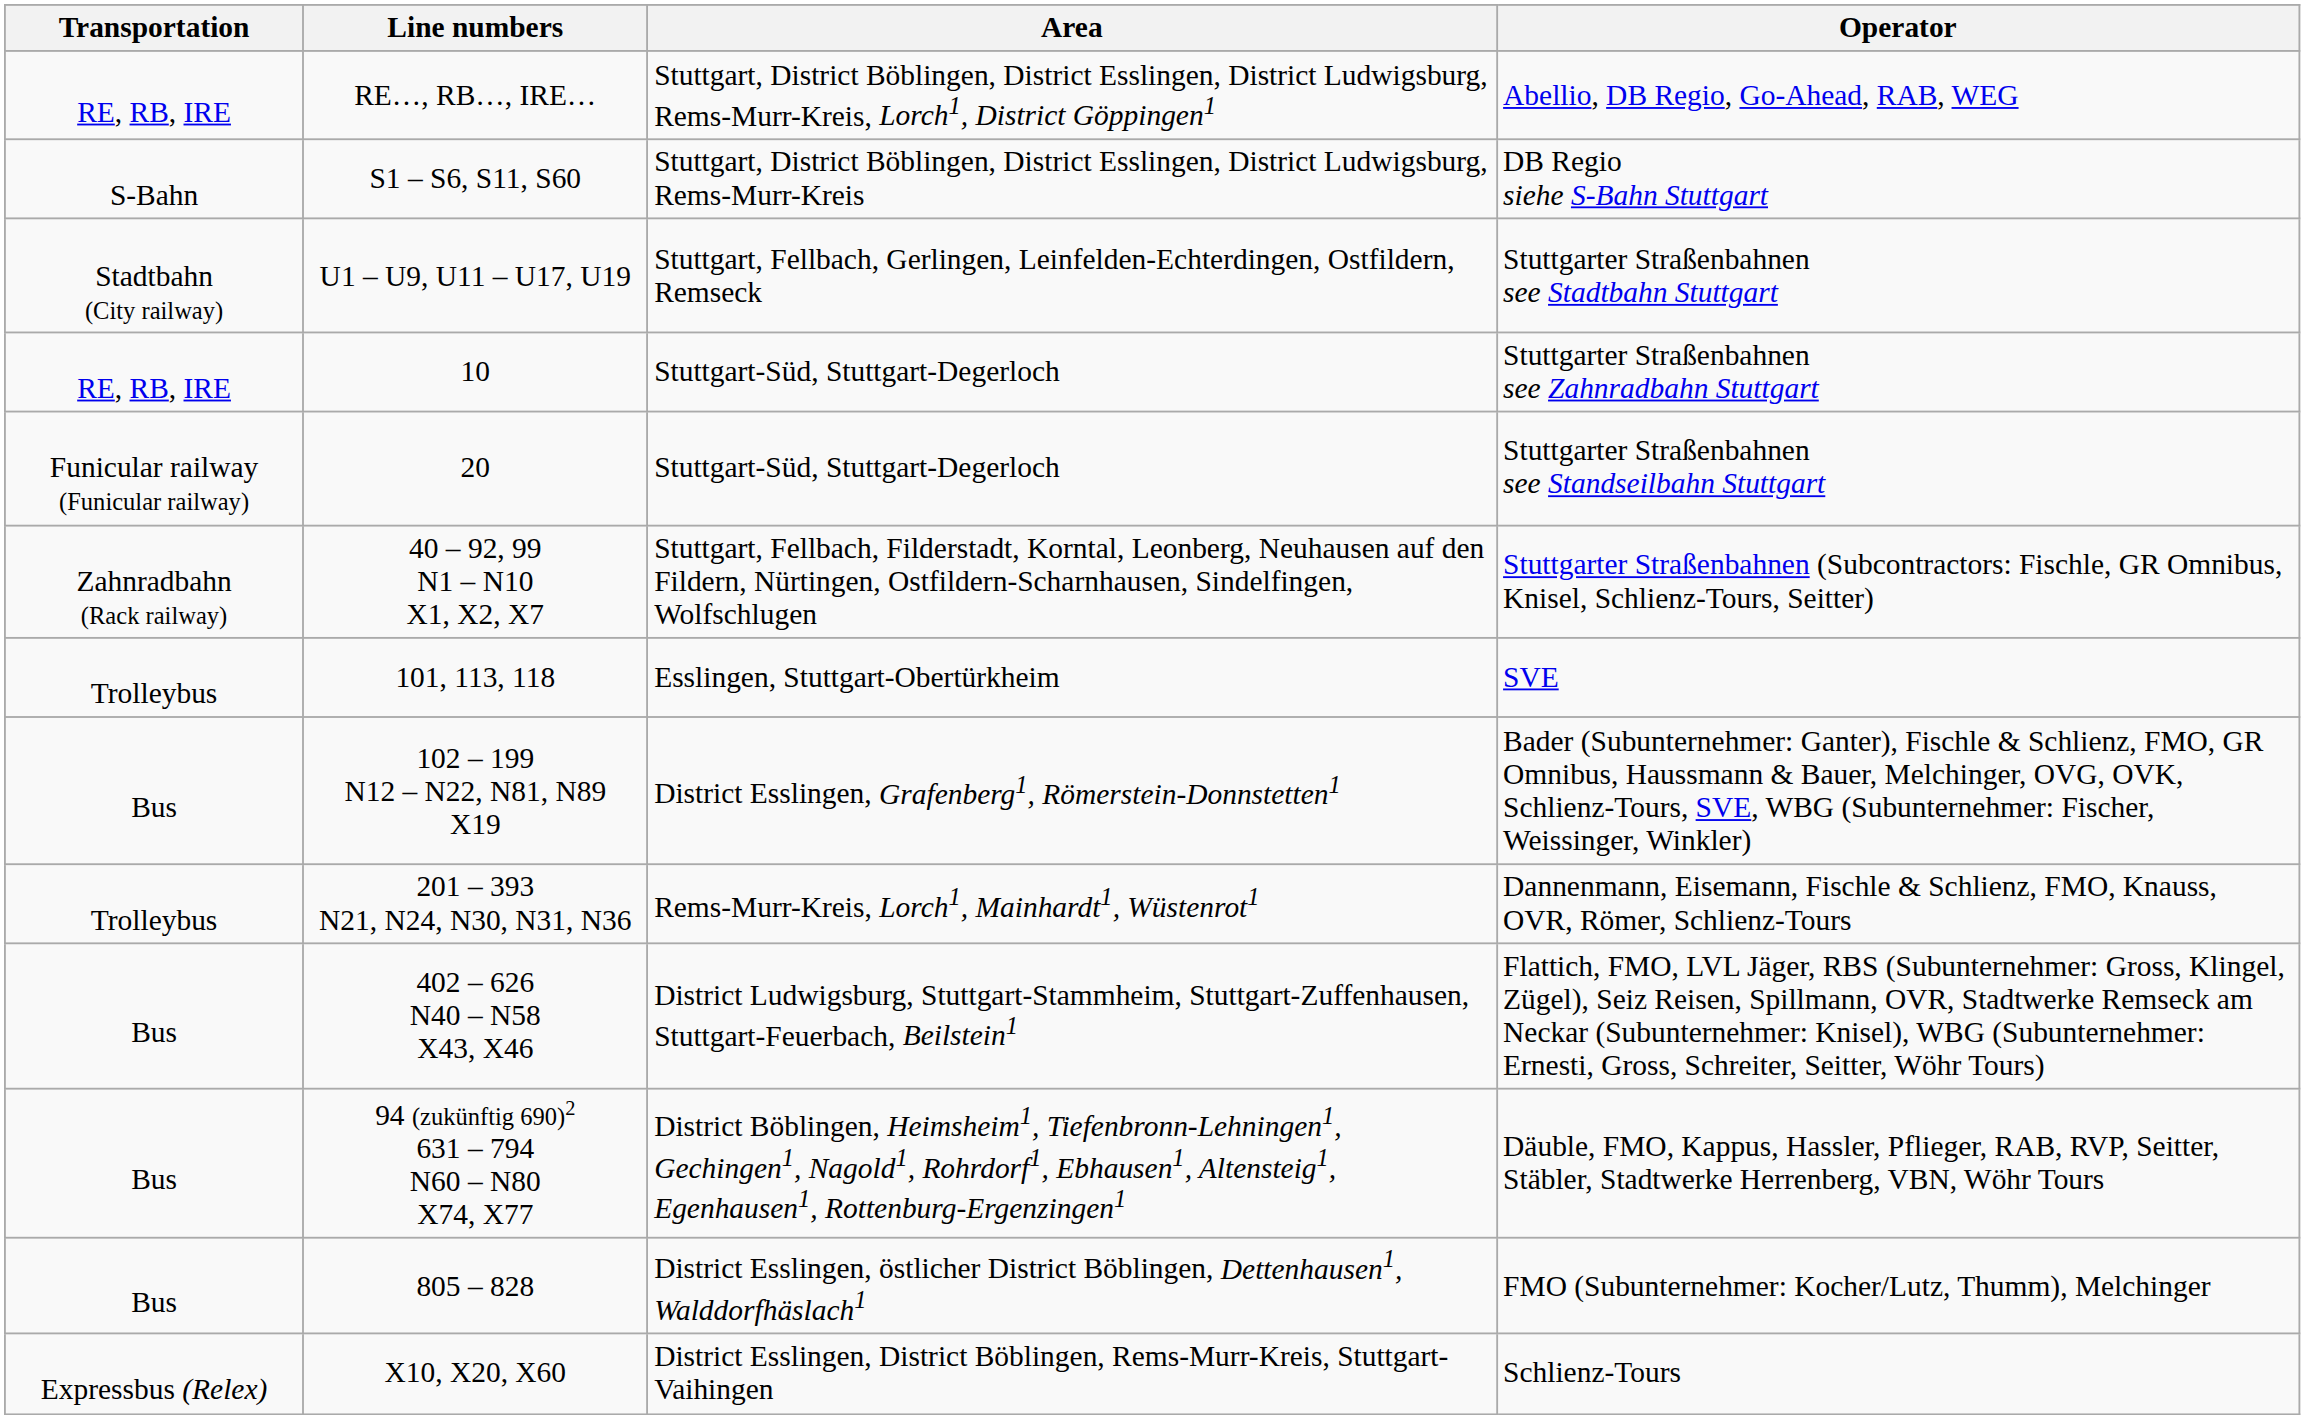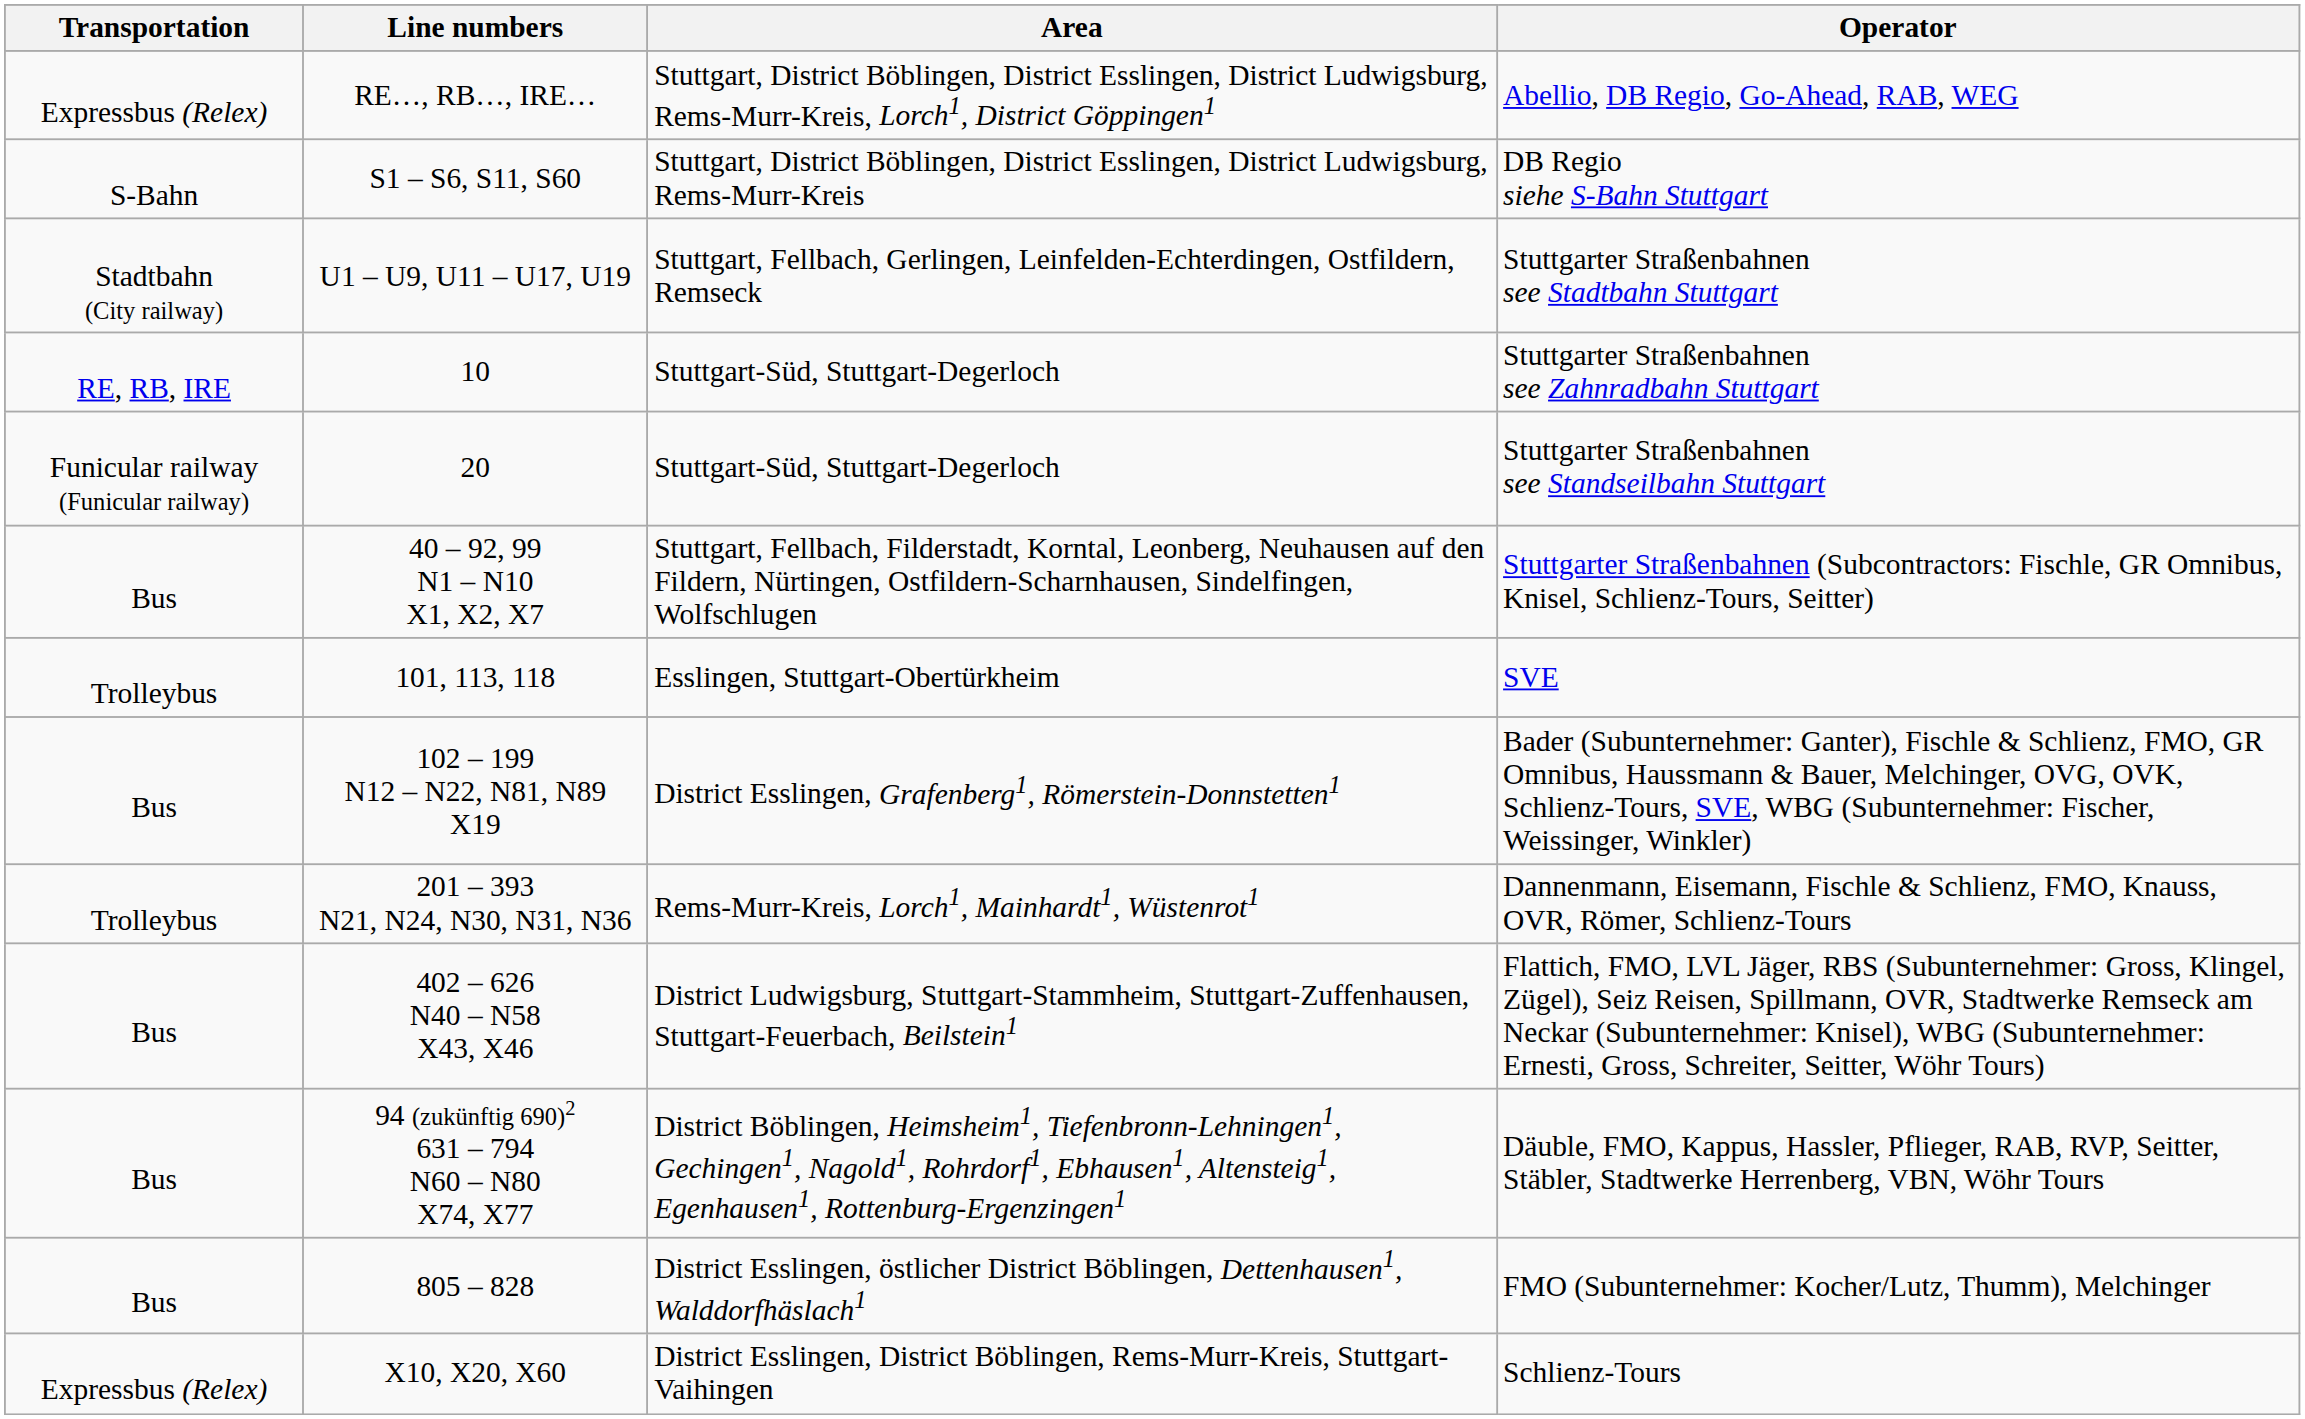(154, 111) RE, RB, IRE -> (154, 111) Expressbus (Relex)
(154, 597) Zahnradbahn (Rack railway) -> (154, 597) Bus
